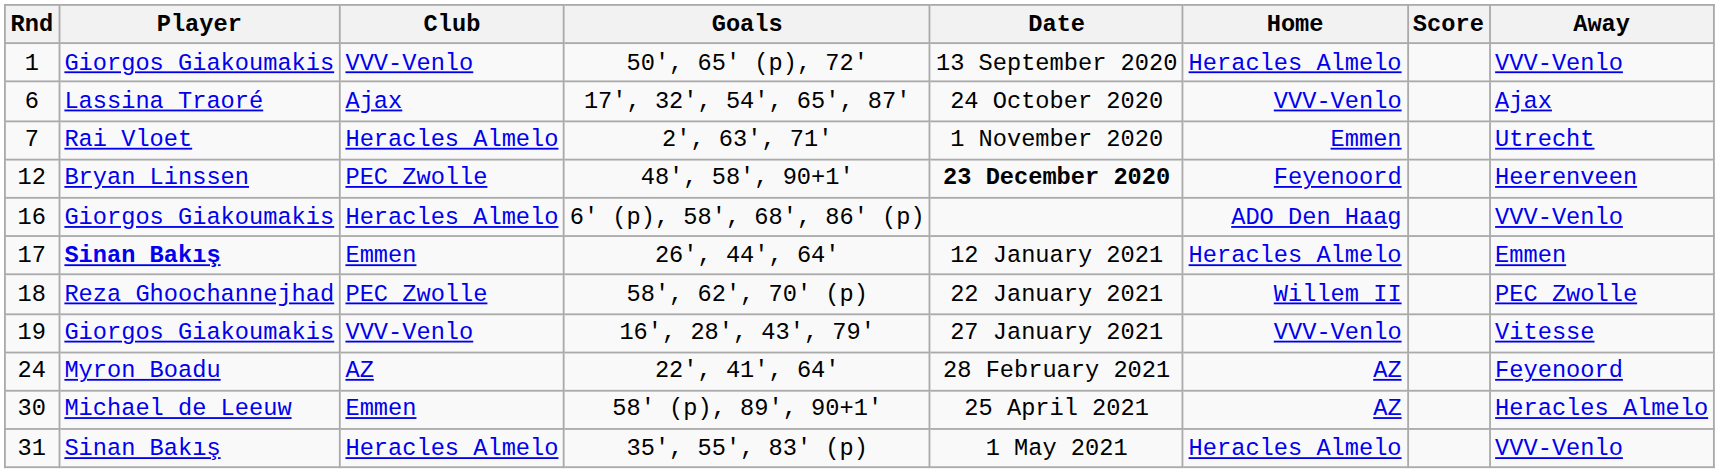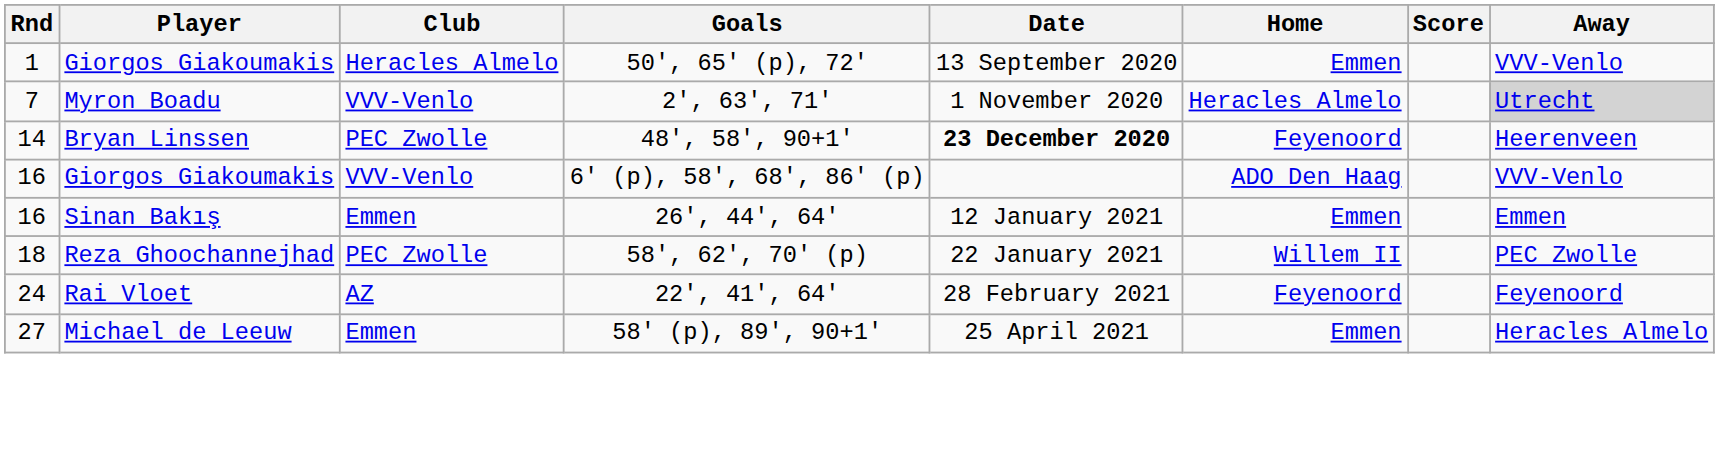(409, 63) VVV-Venlo -> (452, 63) Heracles Almelo
(1295, 63) Heracles Almelo -> (1366, 63) Emmen
- row: (747, 101)
(128, 140) Rai Vloet -> (143, 101) Myron Boadu
(452, 140) Heracles Almelo -> (409, 101) VVV-Venlo
(1366, 140) Emmen -> (1295, 101) Heracles Almelo
(1545, 140) no background -> (1545, 101) lightgrey background
(32, 178) 12 -> (32, 140) 14
(452, 217) Heracles Almelo -> (409, 178) VVV-Venlo
(32, 256) 17 -> (32, 217) 16
(143, 256) bold -> (143, 217) normal
(1295, 256) Heracles Almelo -> (1366, 217) Emmen
- row: (747, 333)
(143, 371) Myron Boadu -> (128, 294) Rai Vloet
(1387, 371) AZ -> (1338, 294) Feyenoord
(32, 410) 30 -> (32, 333) 27
(1387, 410) AZ -> (1366, 333) Emmen
- row: (747, 448)
